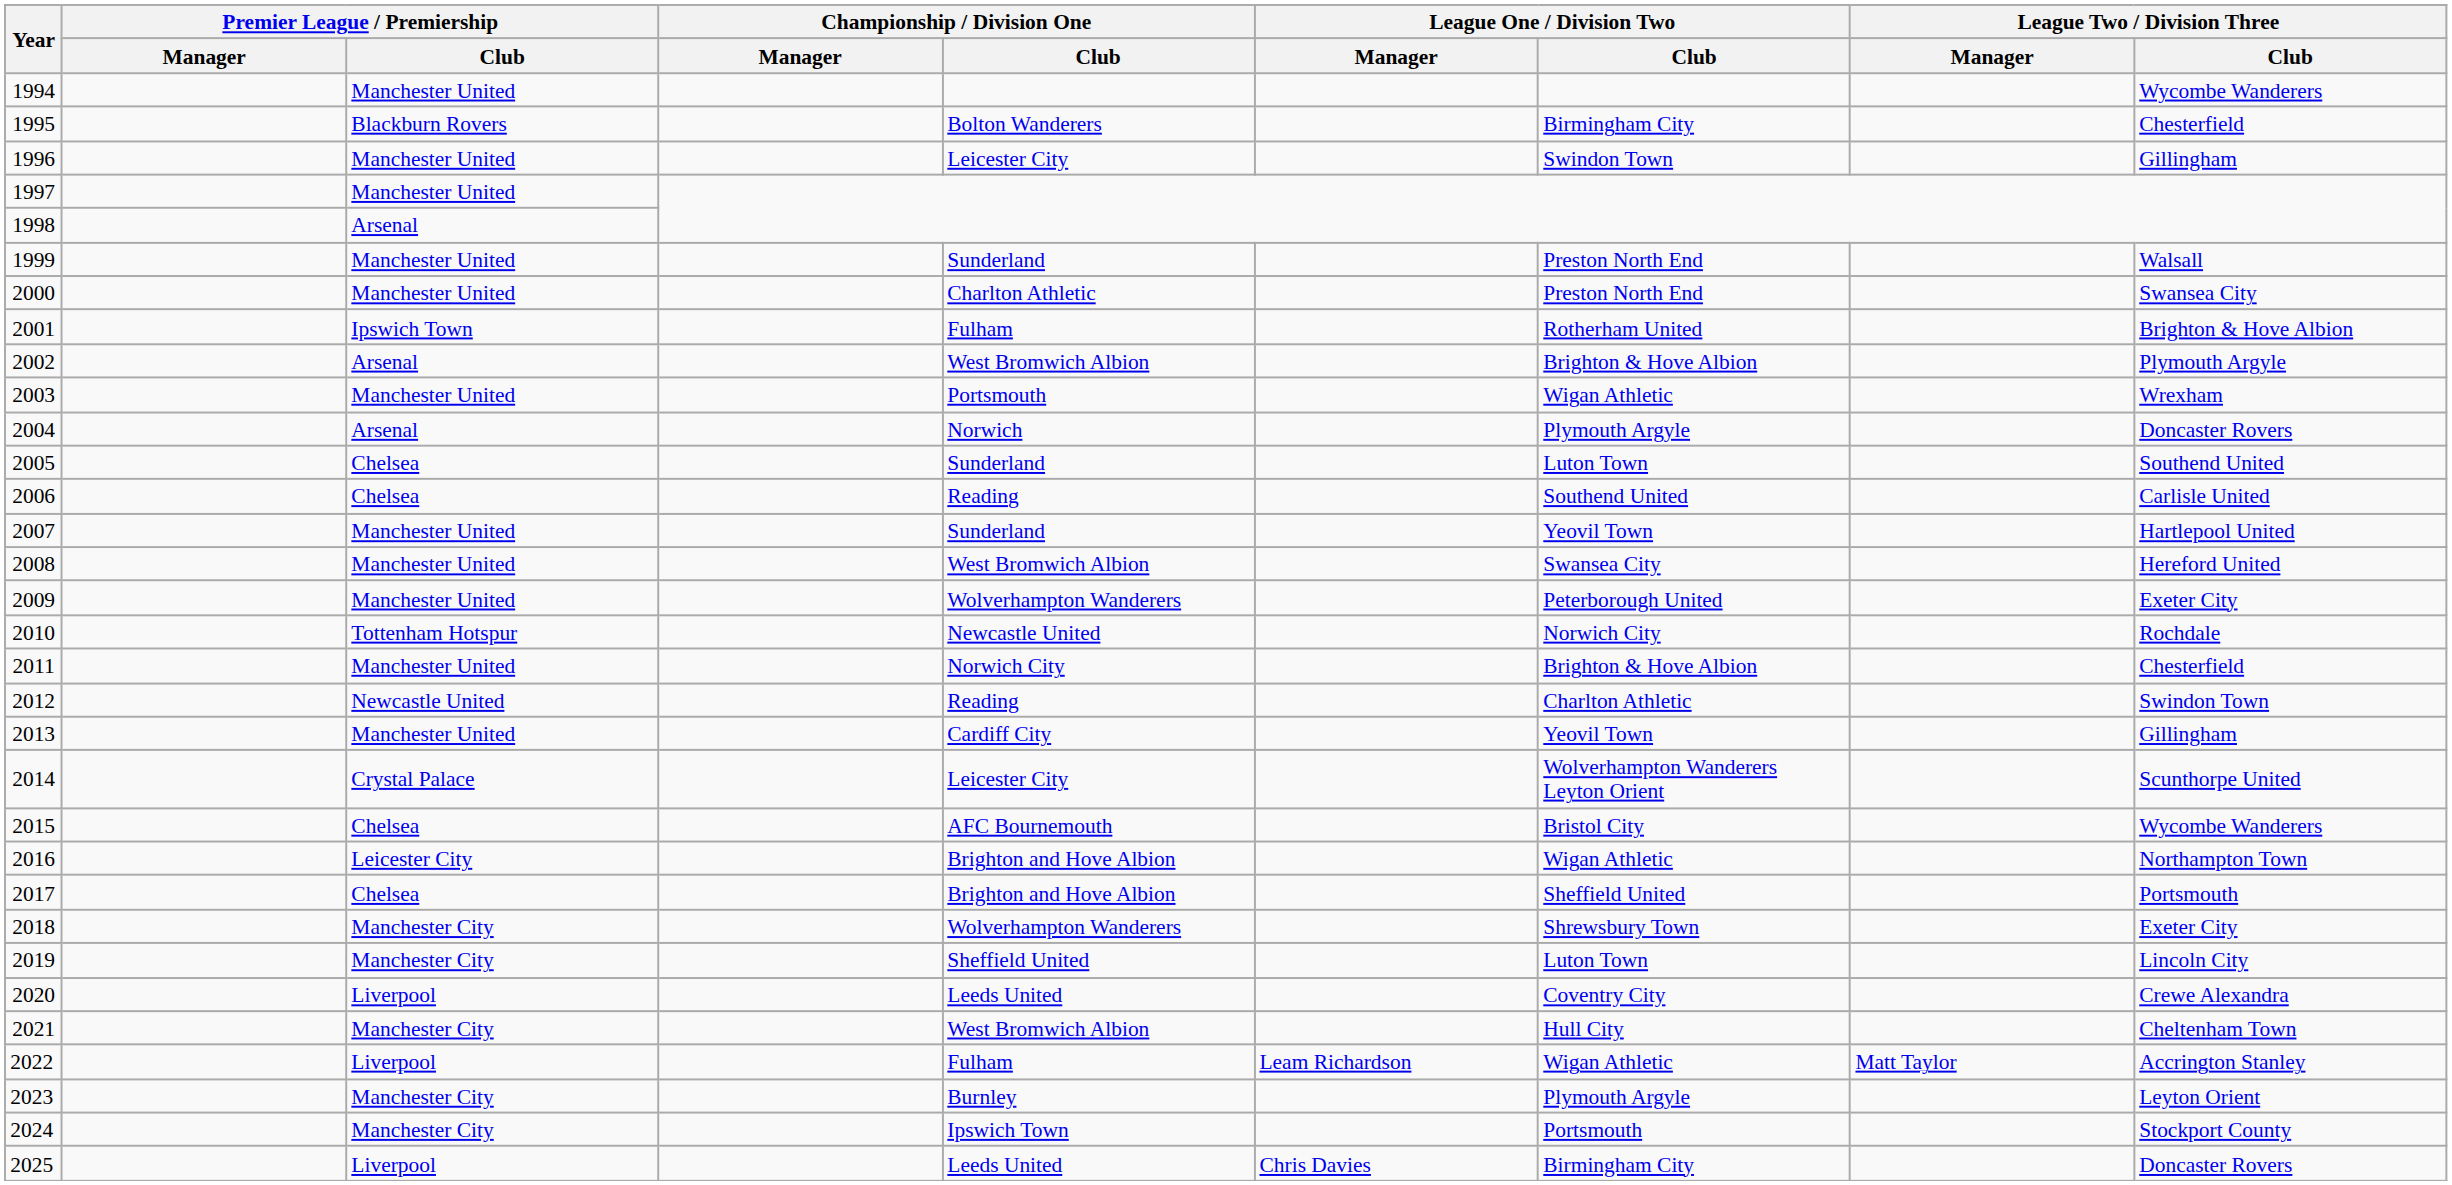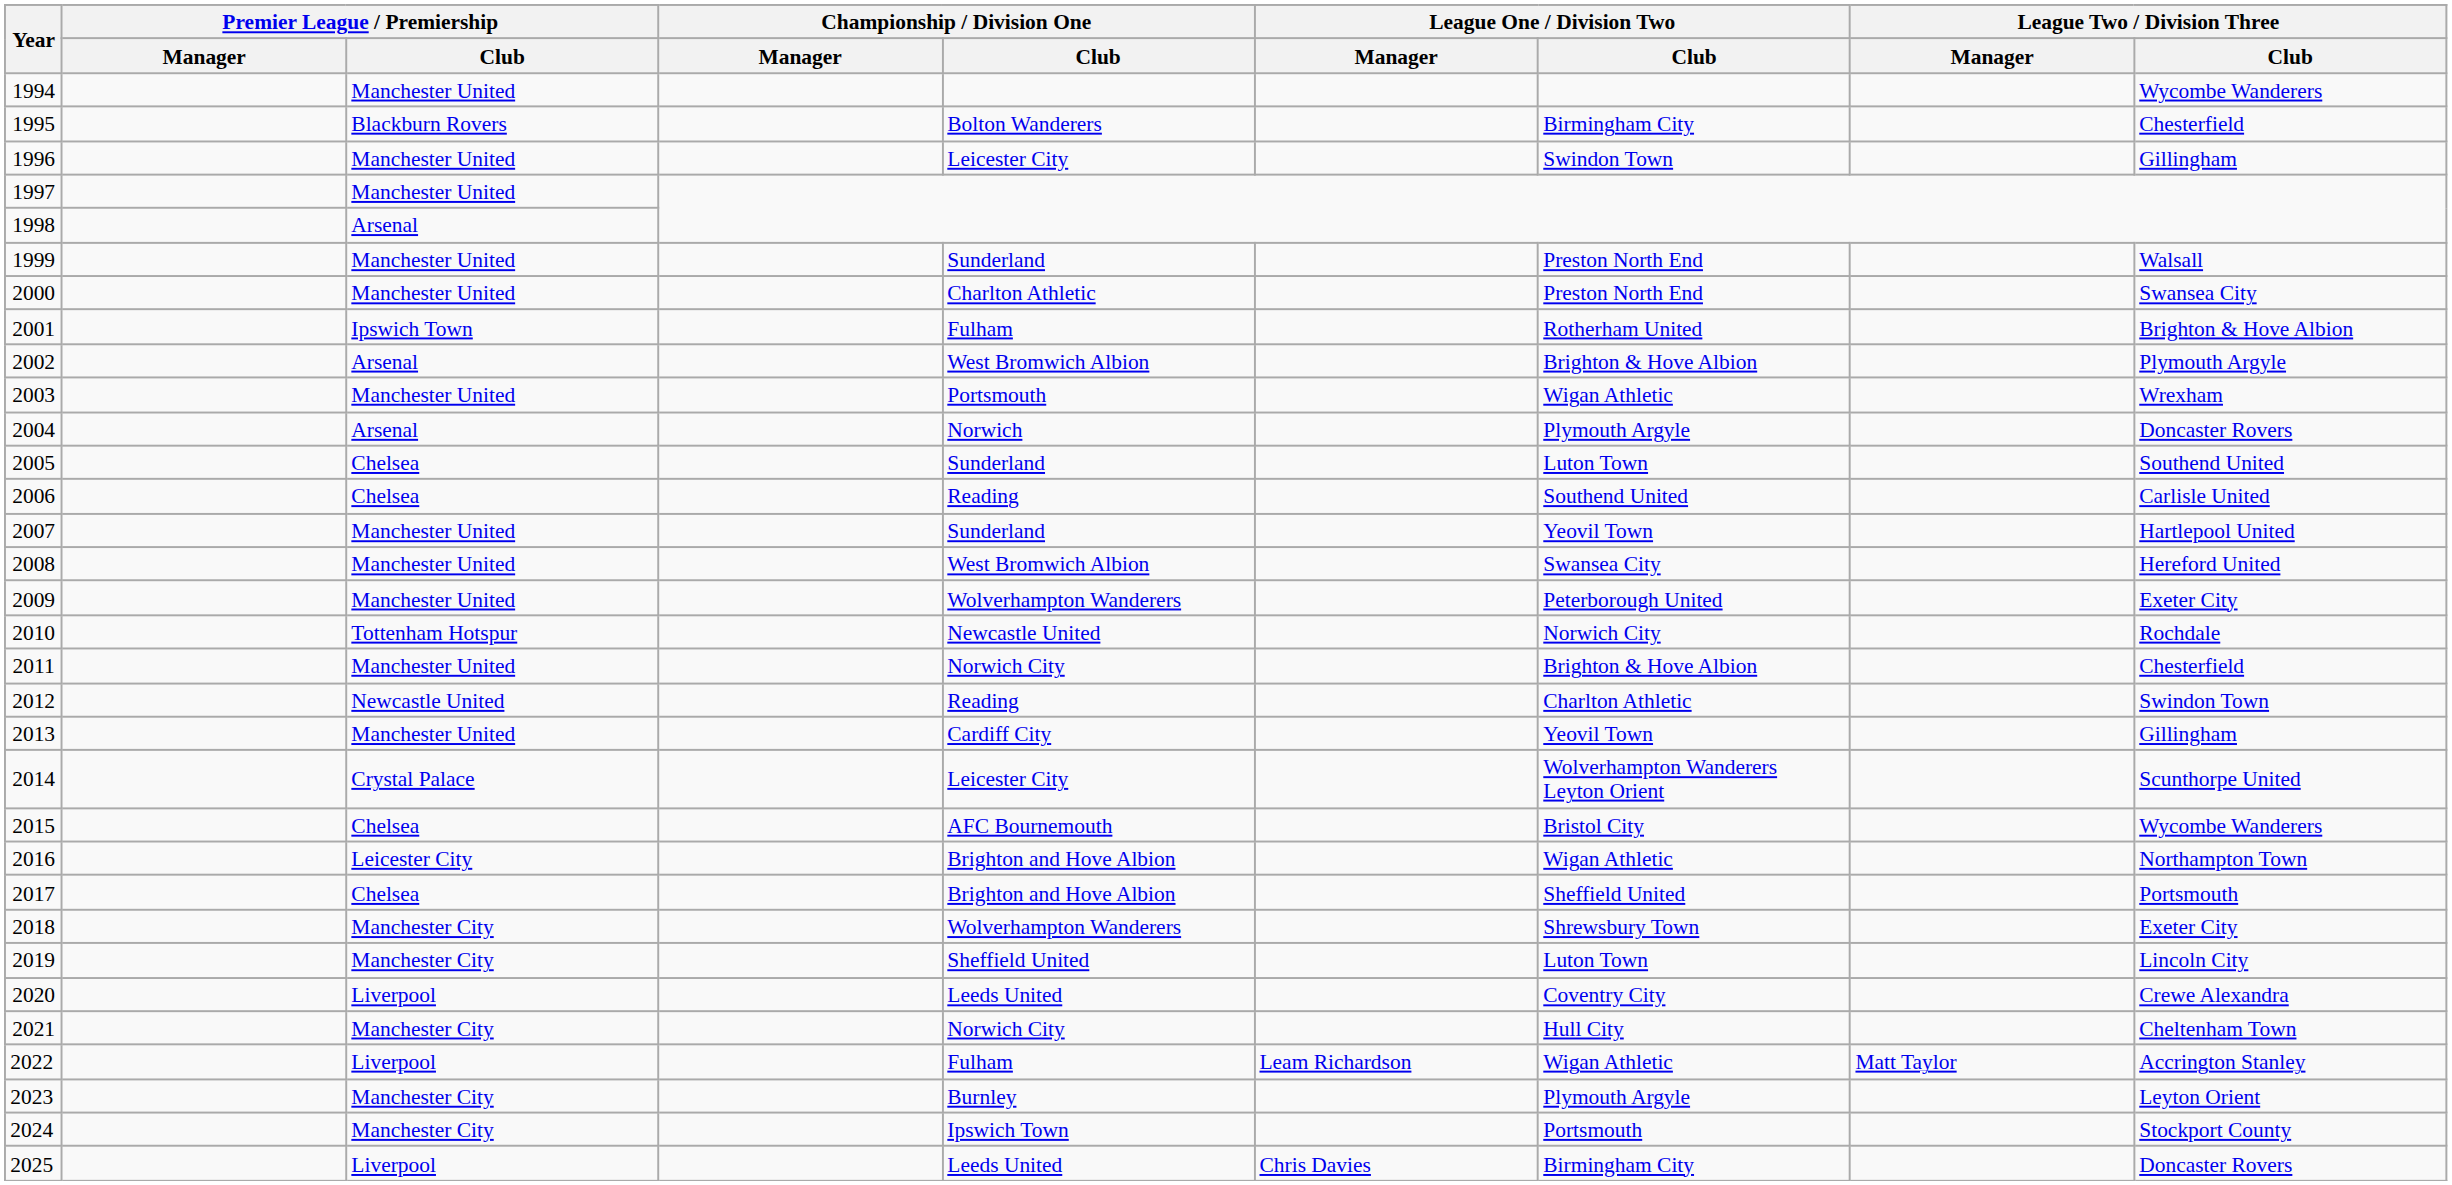(1048, 1028) West Bromwich Albion -> (1006, 1028) Norwich City
